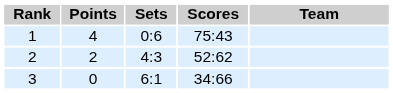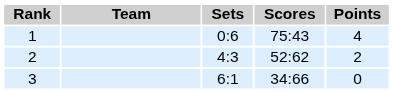columns swapped: (319, 14) <-> (93, 14)
